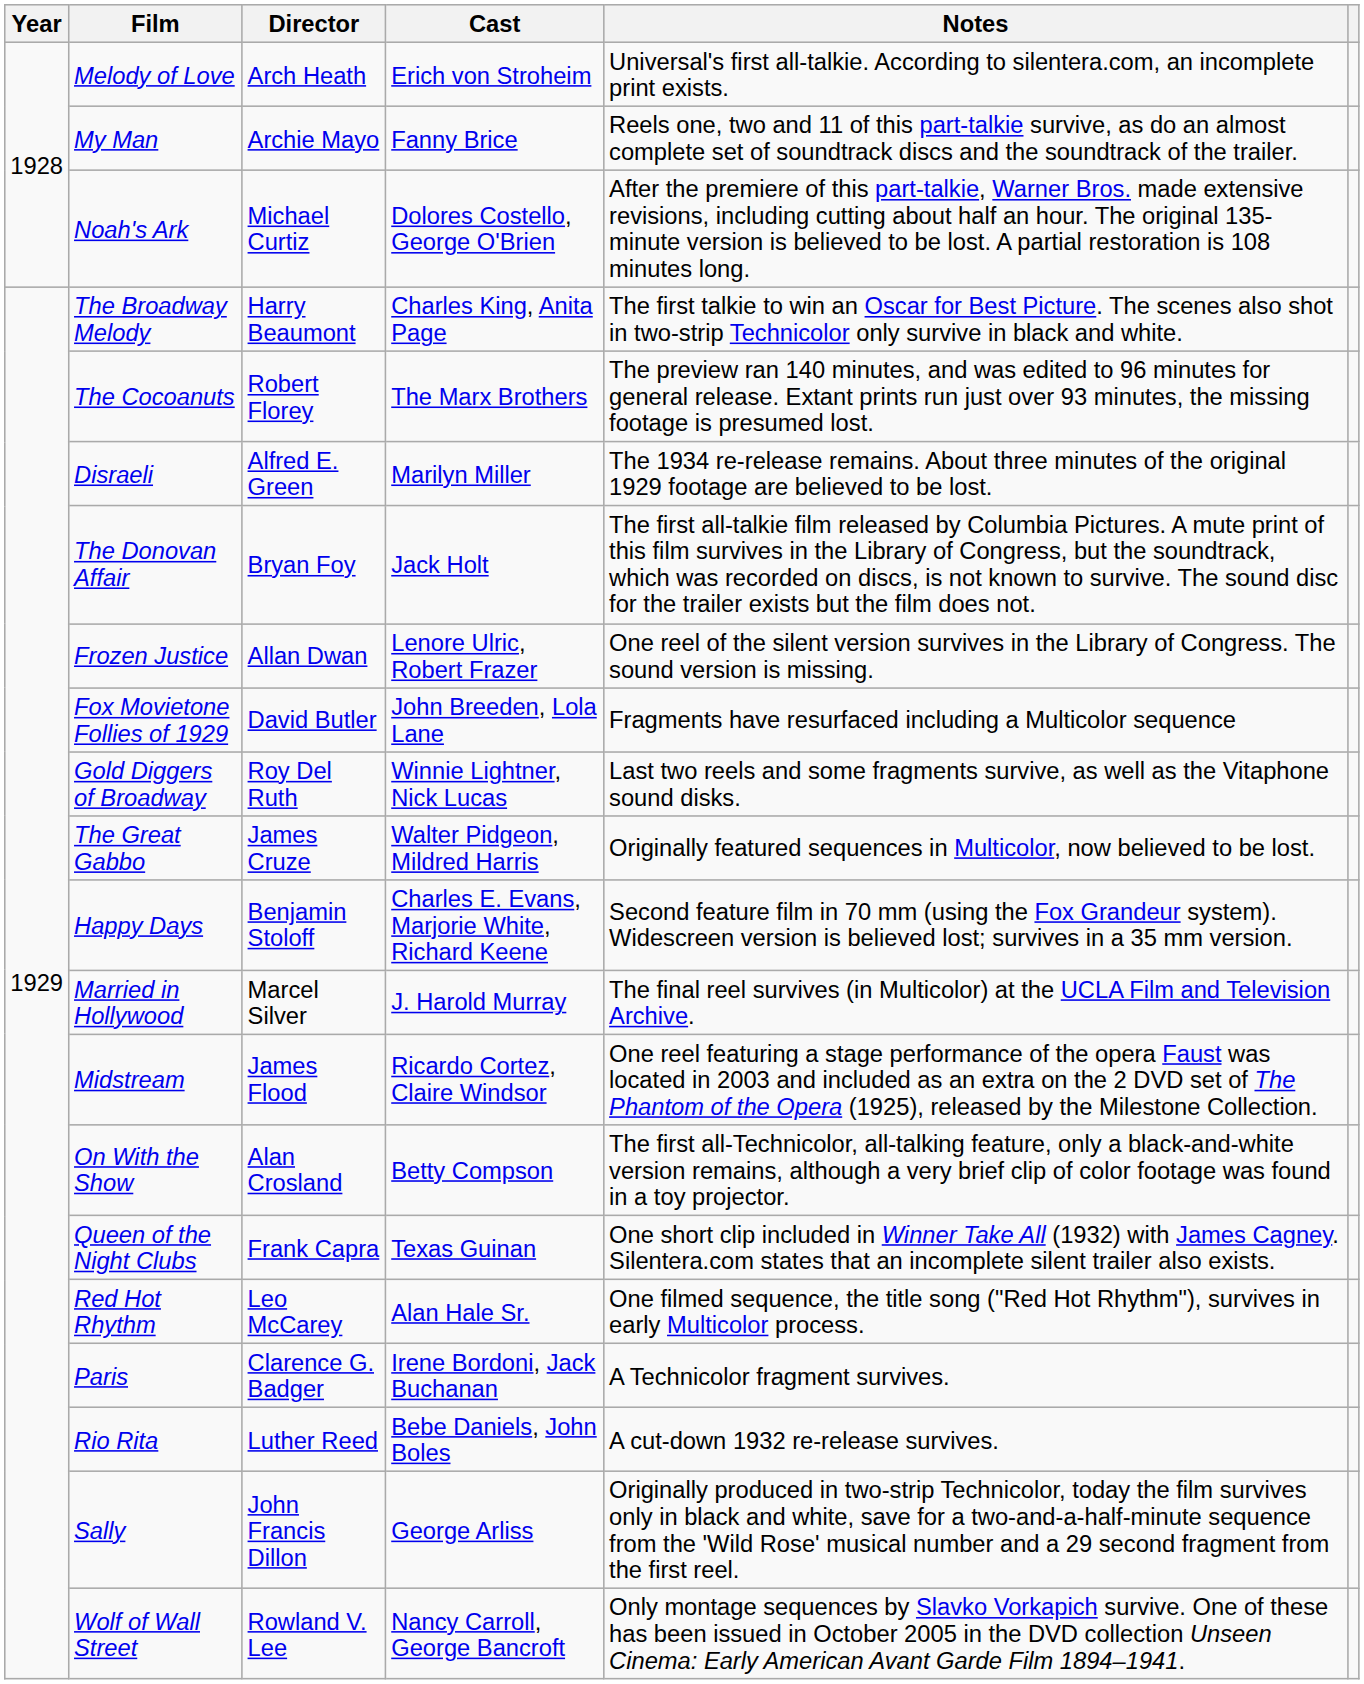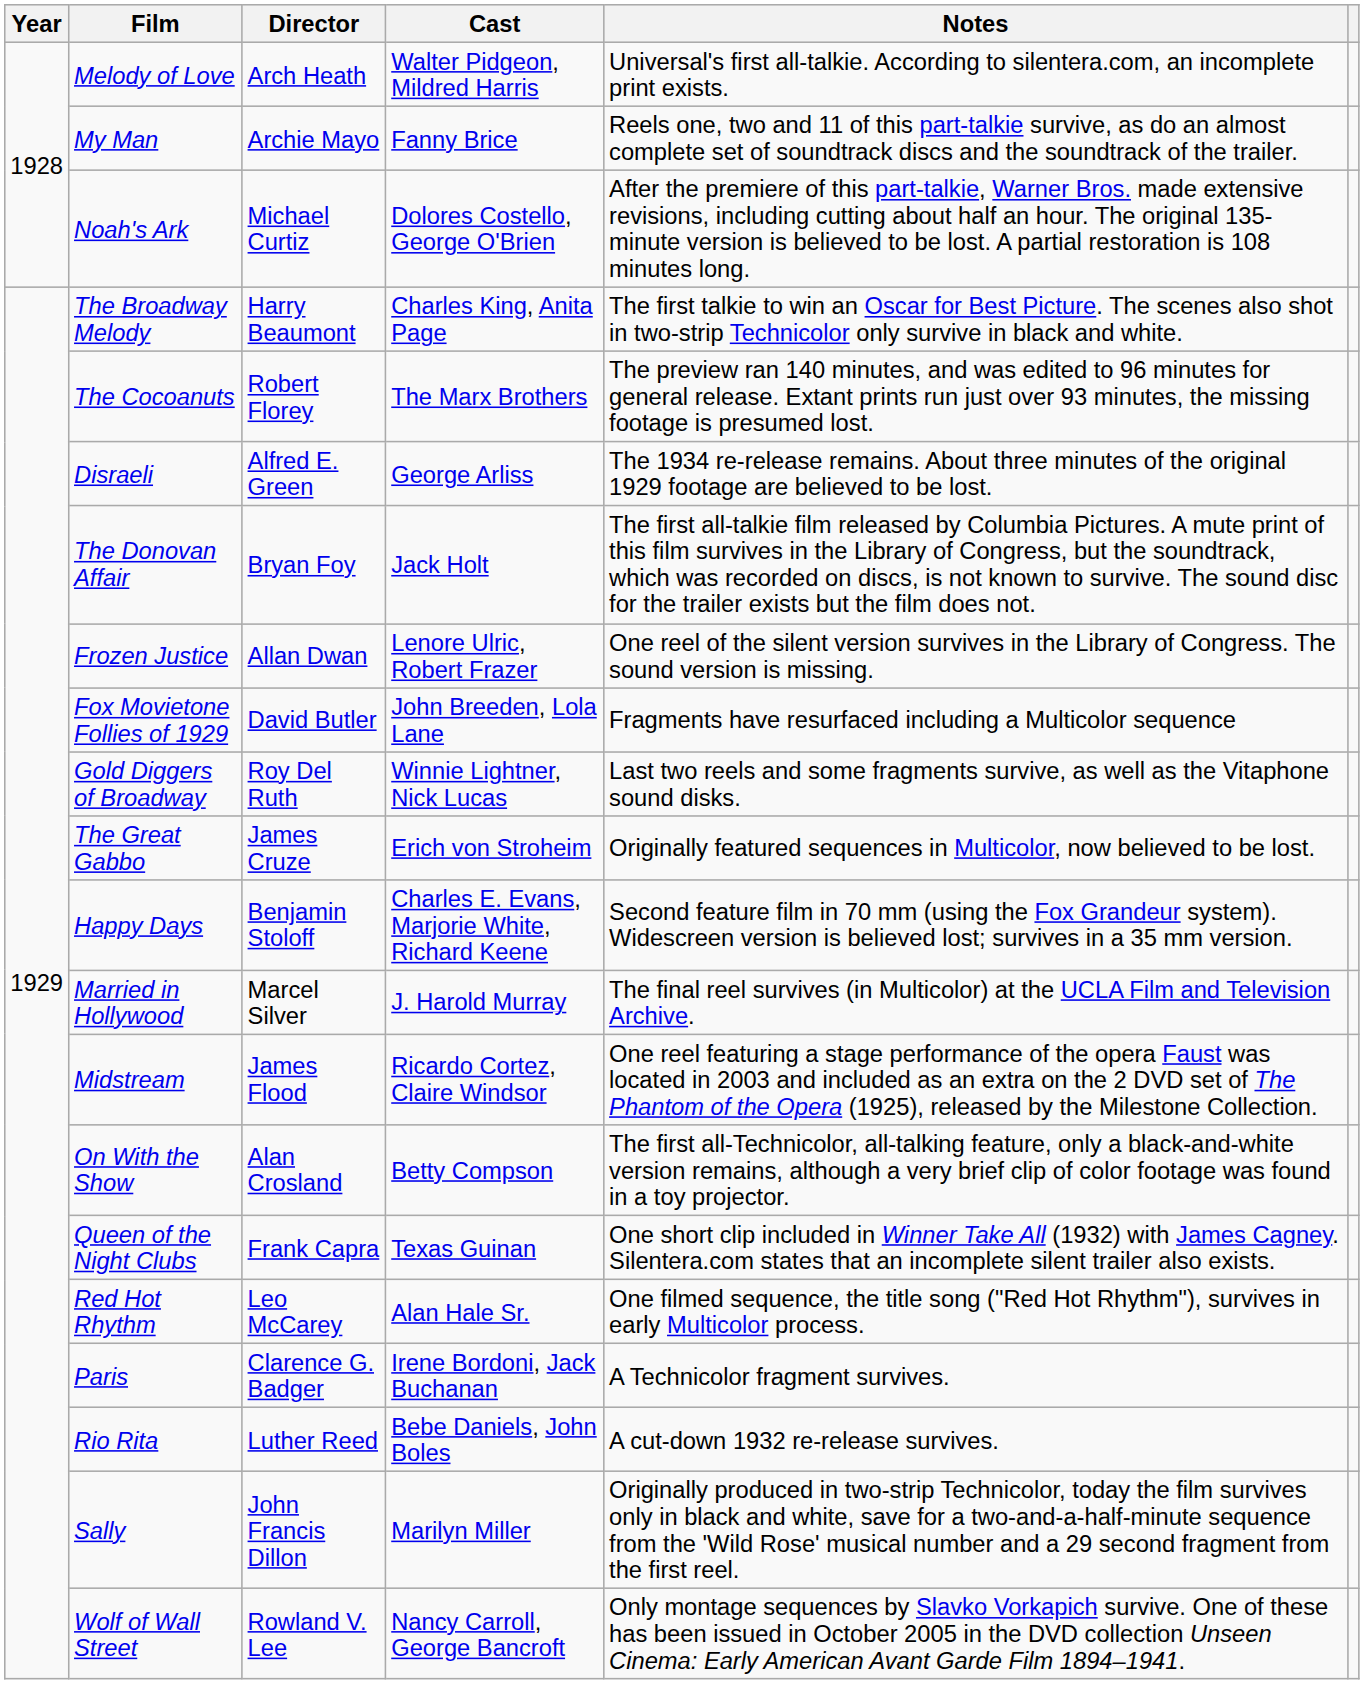(491, 75) Erich von Stroheim -> (475, 75) Walter Pidgeon, Mildred Harris
(461, 474) Marilyn Miller -> (462, 474) George Arliss
(475, 848) Walter Pidgeon, Mildred Harris -> (491, 848) Erich von Stroheim
(462, 1530) George Arliss -> (461, 1530) Marilyn Miller
